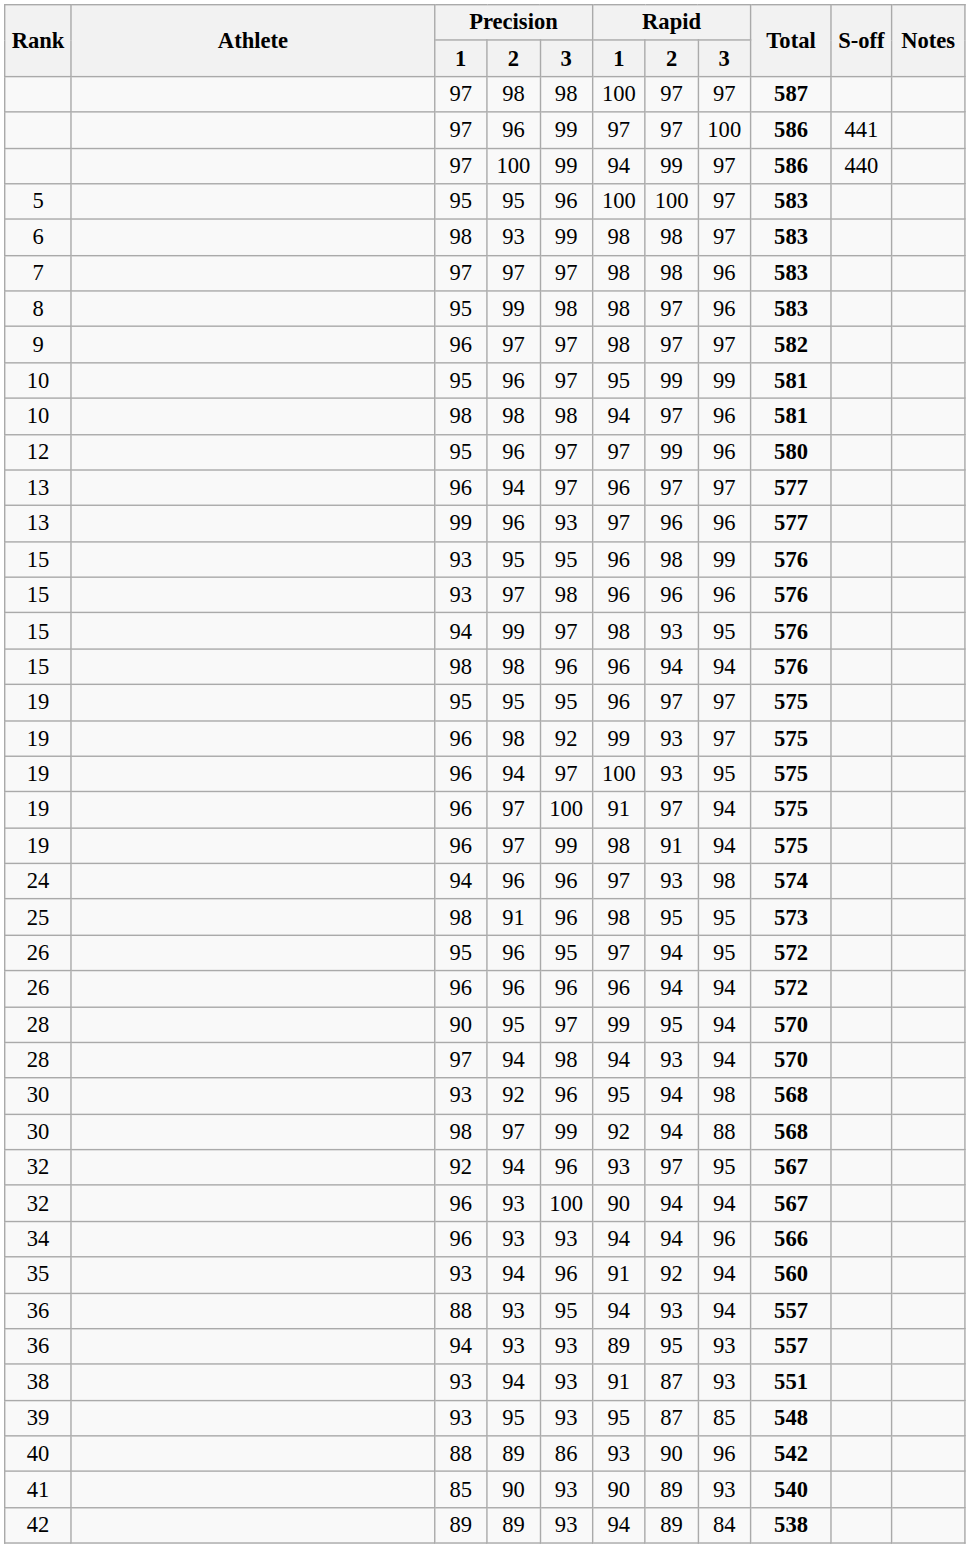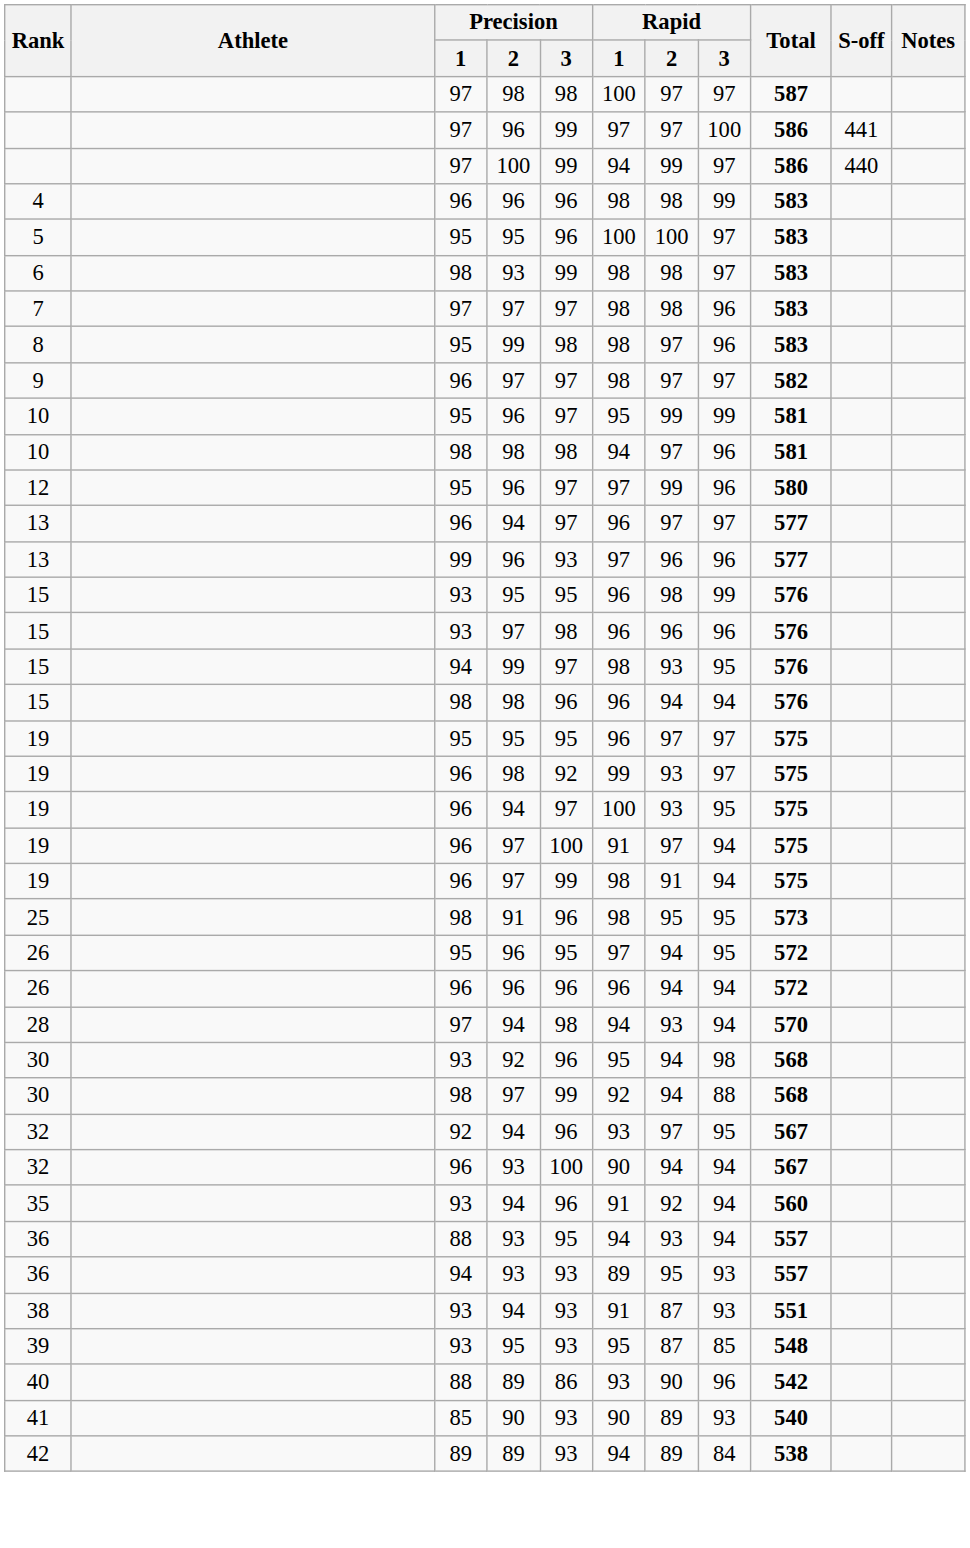+ row: (38, 201)
- row: (38, 881)
- row: (38, 1024)
- row: (38, 1238)
